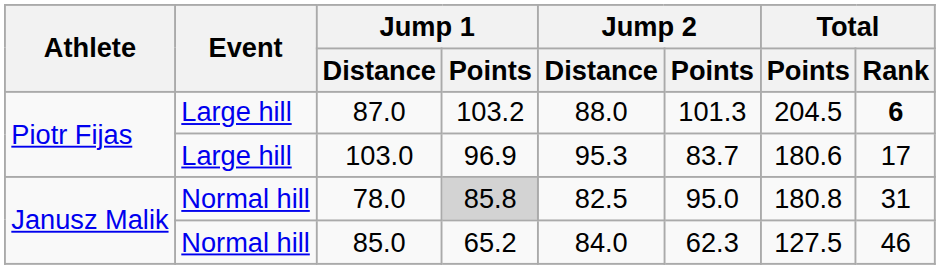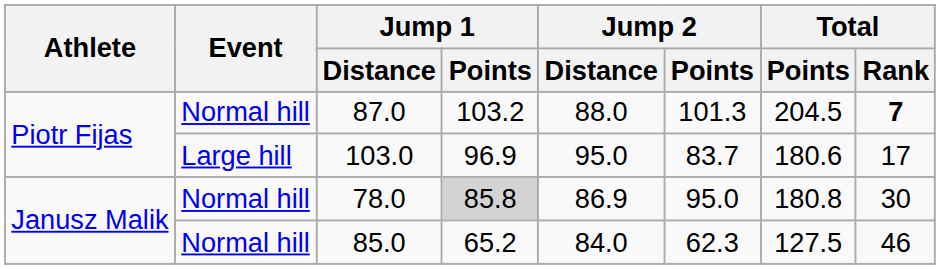(236, 113) Large hill -> (246, 113) Normal hill
(896, 113) 6 -> (896, 113) 7
(601, 156) 95.3 -> (601, 156) 95.0
(601, 199) 82.5 -> (601, 199) 86.9
(896, 199) 31 -> (896, 199) 30
